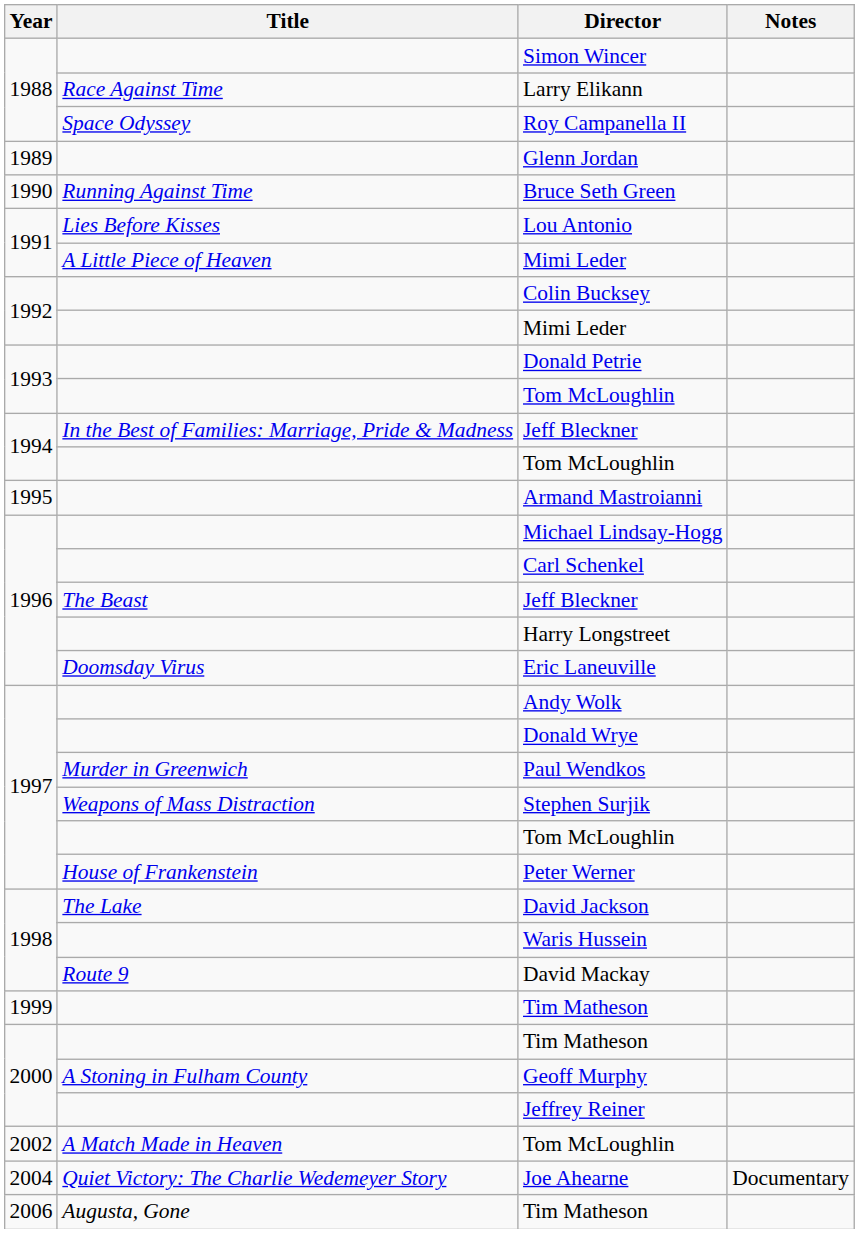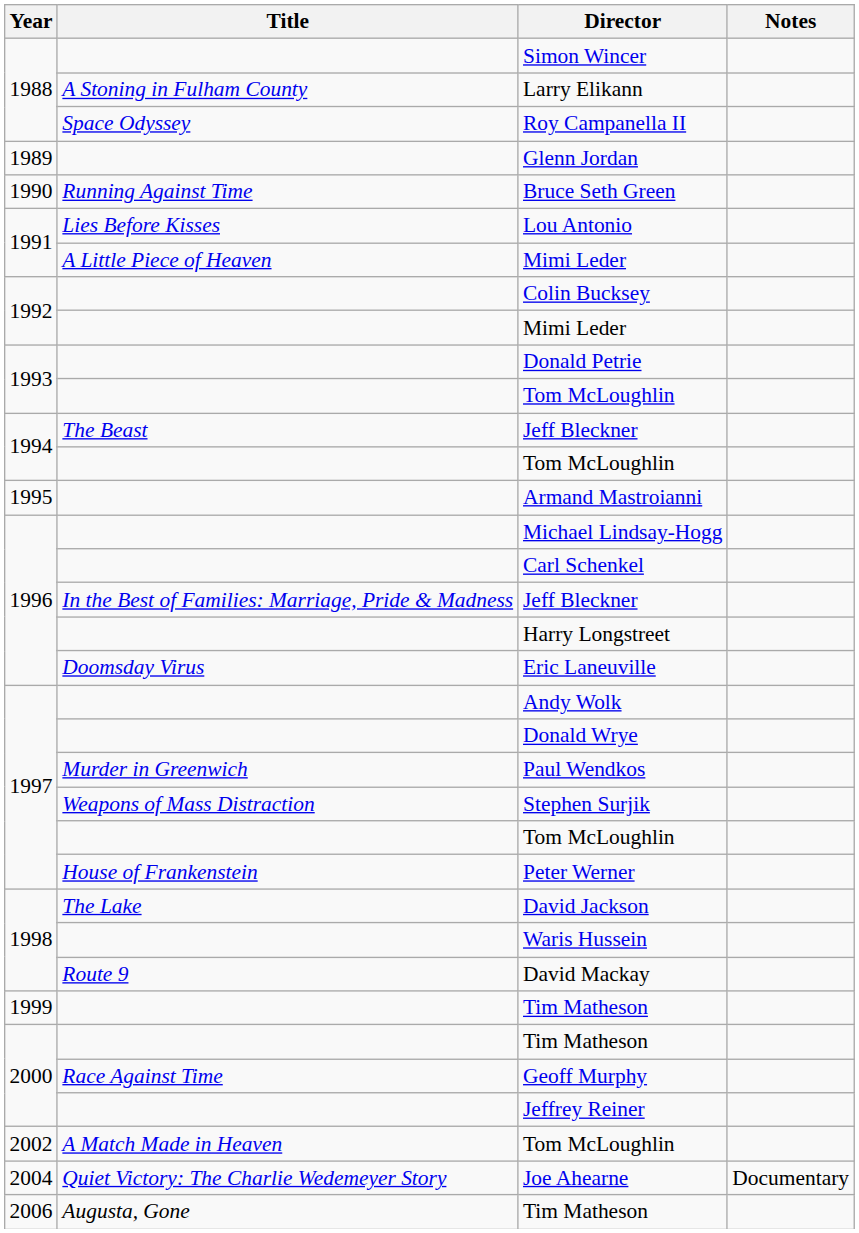(143, 89) Race Against Time -> (185, 89) A Stoning in Fulham County
(288, 429) In the Best of Families: Marriage, Pride & Madness -> (105, 429) The Beast
(105, 599) The Beast -> (288, 599) In the Best of Families: Marriage, Pride & Madness
(185, 1075) A Stoning in Fulham County -> (143, 1075) Race Against Time
